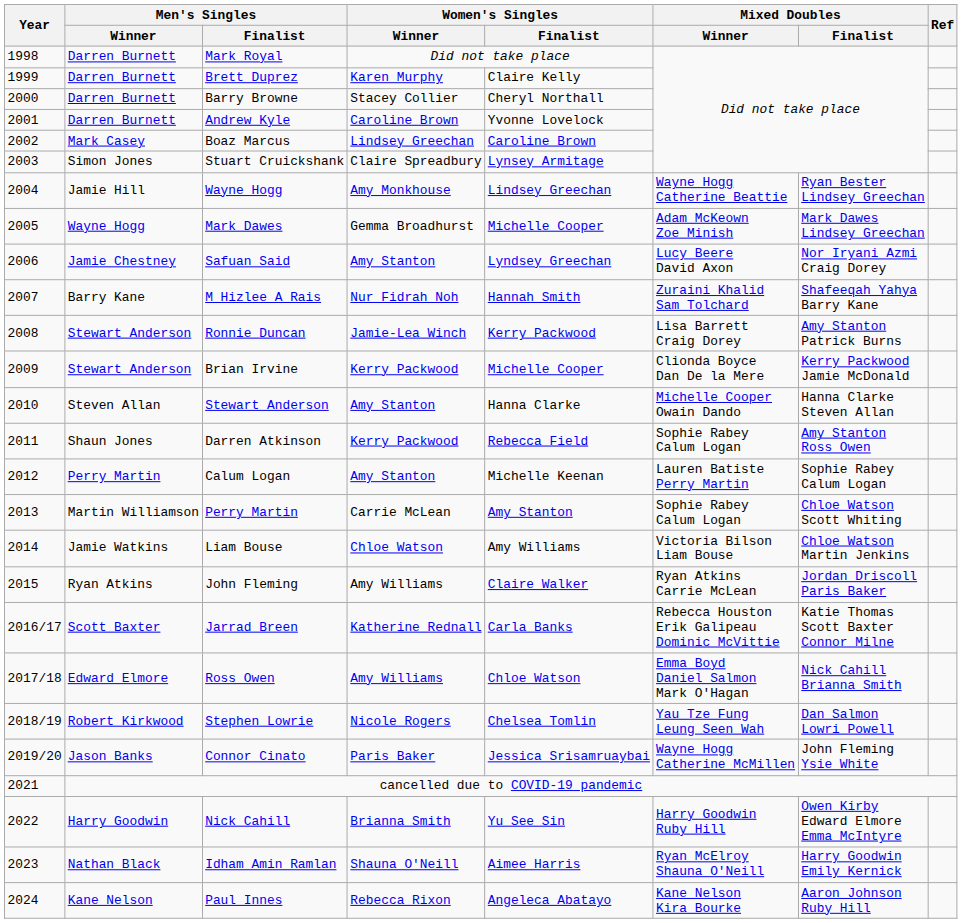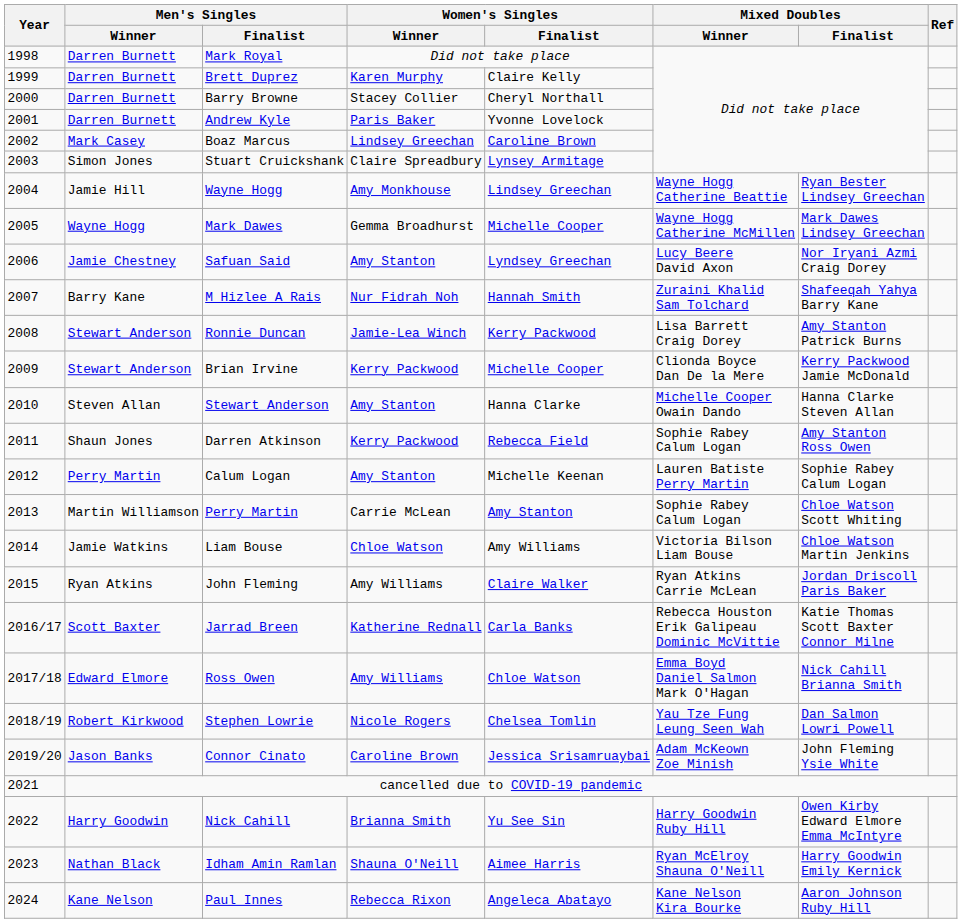(404, 120) Caroline Brown -> (393, 120) Paris Baker
(702, 226) Adam McKeown Zoe Minish -> (726, 226) Wayne Hogg Catherine McMillen
(393, 757) Paris Baker -> (404, 757) Caroline Brown
(726, 757) Wayne Hogg Catherine McMillen -> (702, 757) Adam McKeown Zoe Minish
